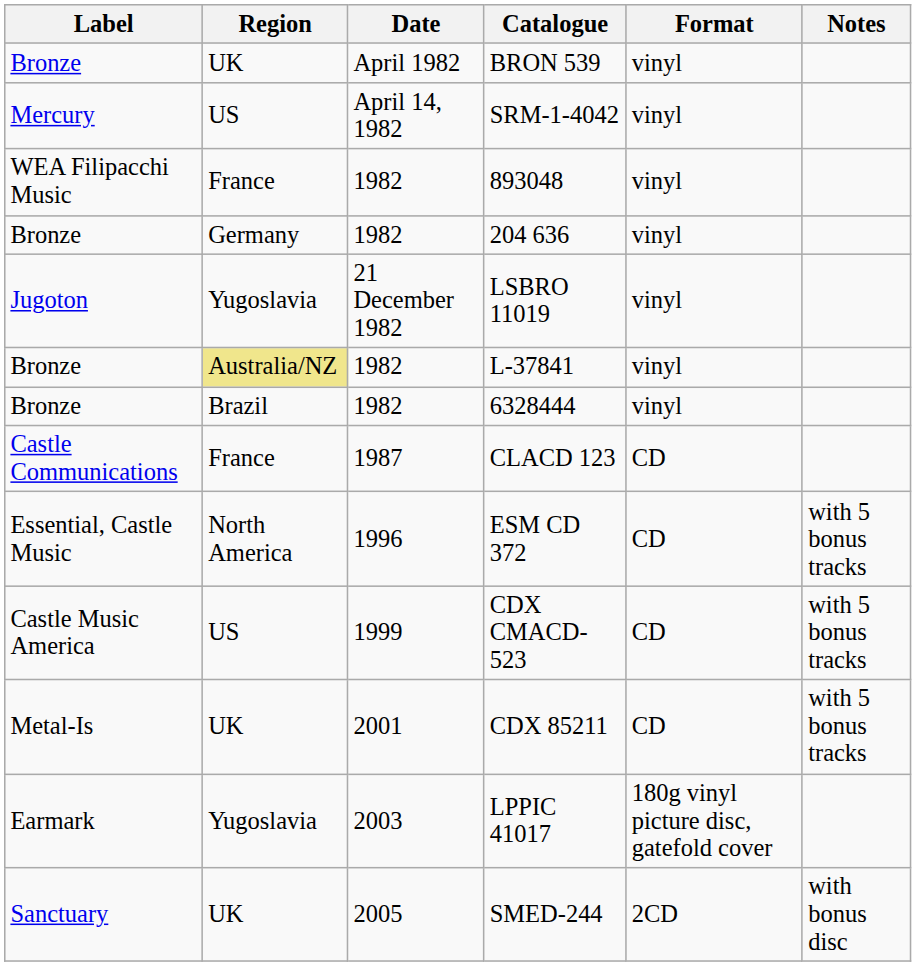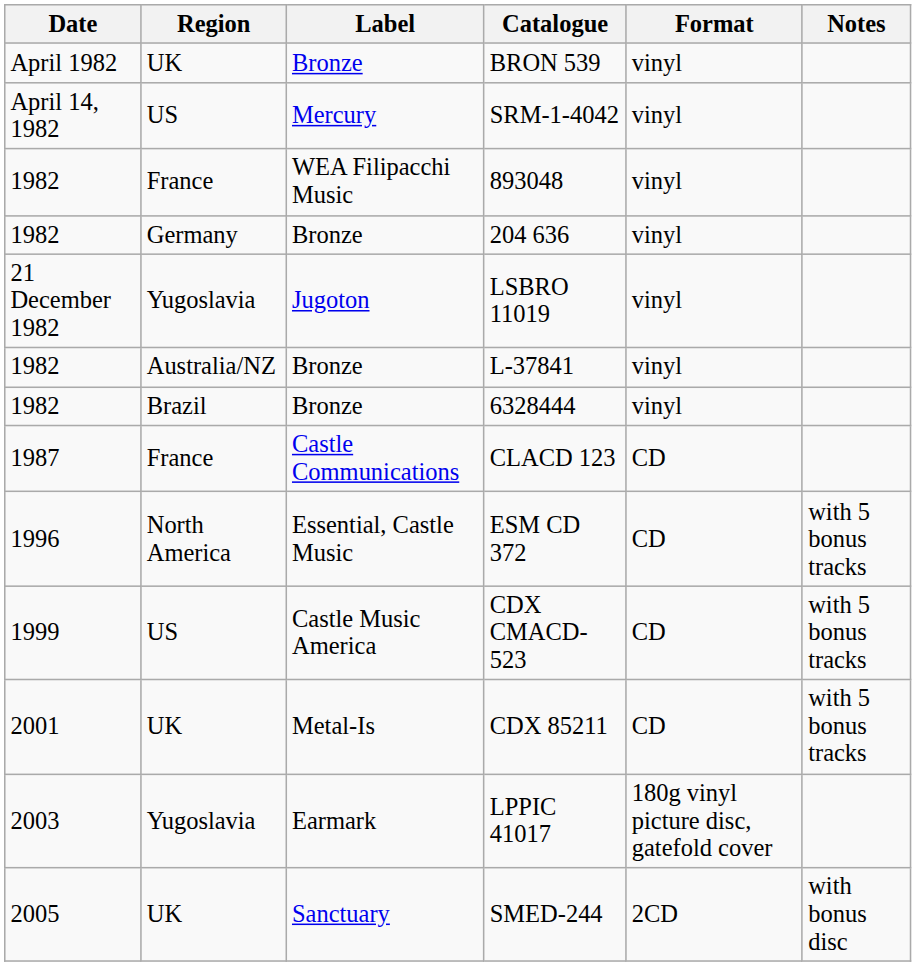columns swapped: (416, 23) <-> (104, 23)
(273, 367) khaki background -> (211, 367) no background
